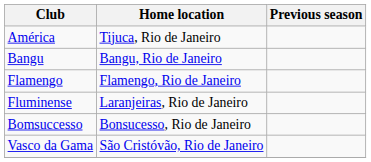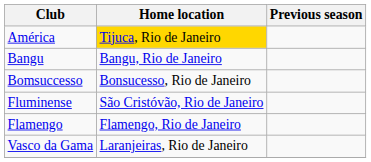(160, 37) no background -> (160, 37) gold background
rows swapped: (45, 124) <-> (35, 80)
(174, 102) Laranjeiras, Rio de Janeiro -> (182, 102) São Cristóvão, Rio de Janeiro
(182, 146) São Cristóvão, Rio de Janeiro -> (174, 146) Laranjeiras, Rio de Janeiro
